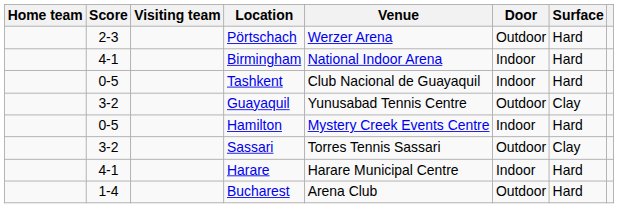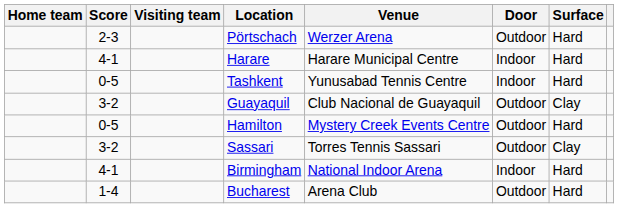rows swapped: (248, 170) <-> (264, 59)
(394, 81) Club Nacional de Guayaquil -> (387, 81) Yunusabad Tennis Centre
(387, 103) Yunusabad Tennis Centre -> (394, 103) Club Nacional de Guayaquil
(516, 125) Indoor -> (521, 125) Outdoor
